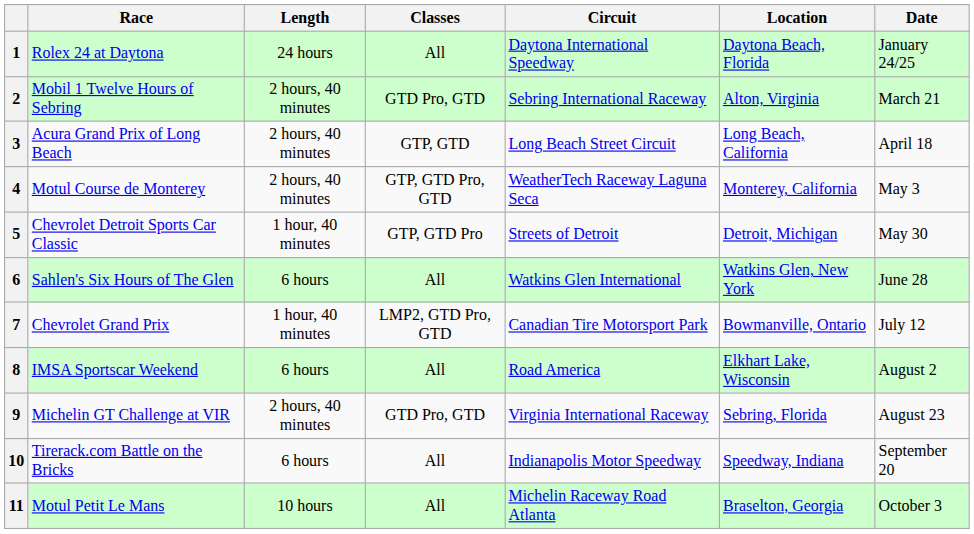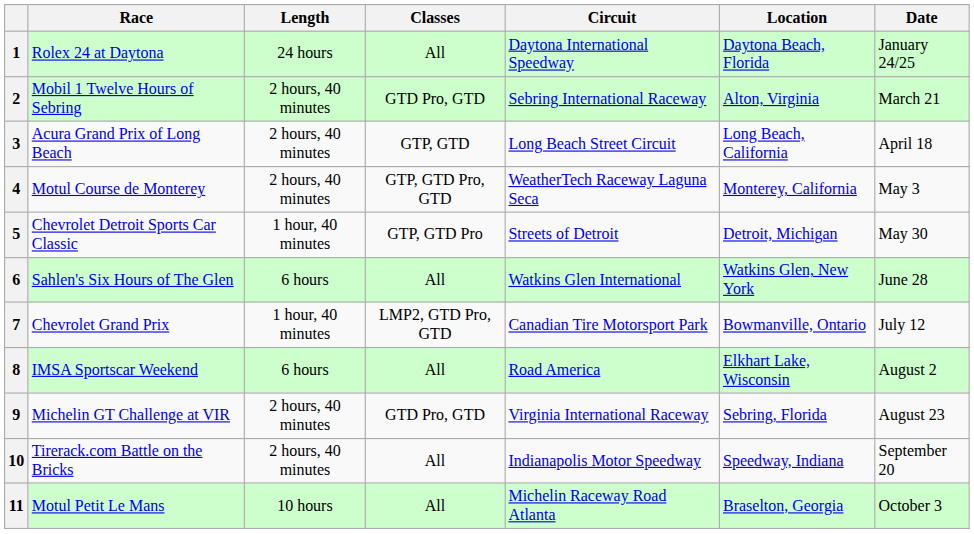(305, 460) 6 hours -> (305, 460) 2 hours, 40 minutes
